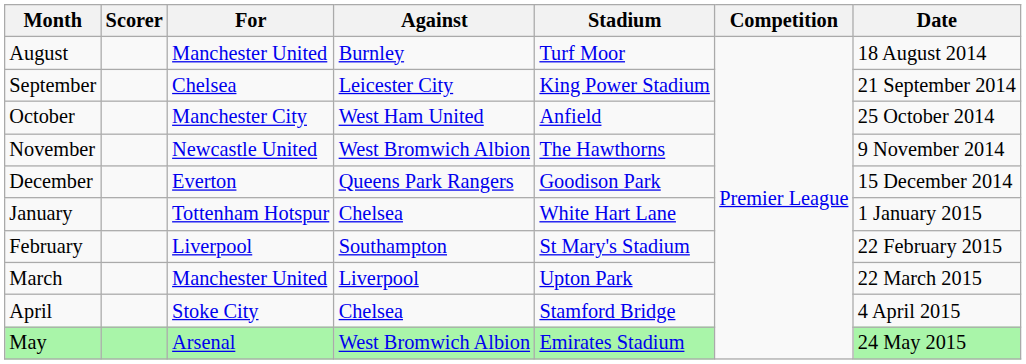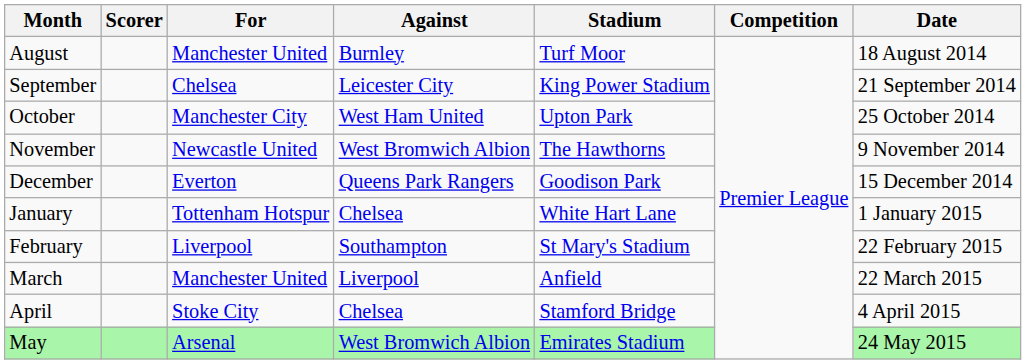(570, 117) Anfield -> (586, 117) Upton Park
(586, 278) Upton Park -> (570, 278) Anfield
